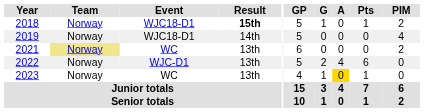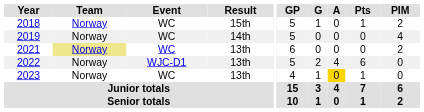(169, 23) WJC18-D1 -> (167, 23) WC
(250, 23) bold -> (240, 23) normal
(169, 36) WJC18-D1 -> (167, 36) WC
